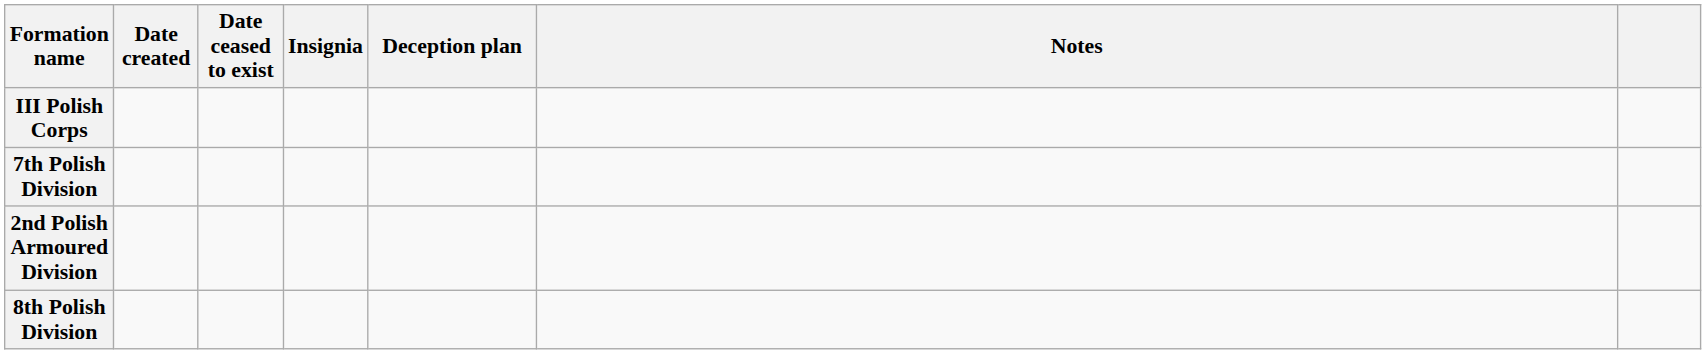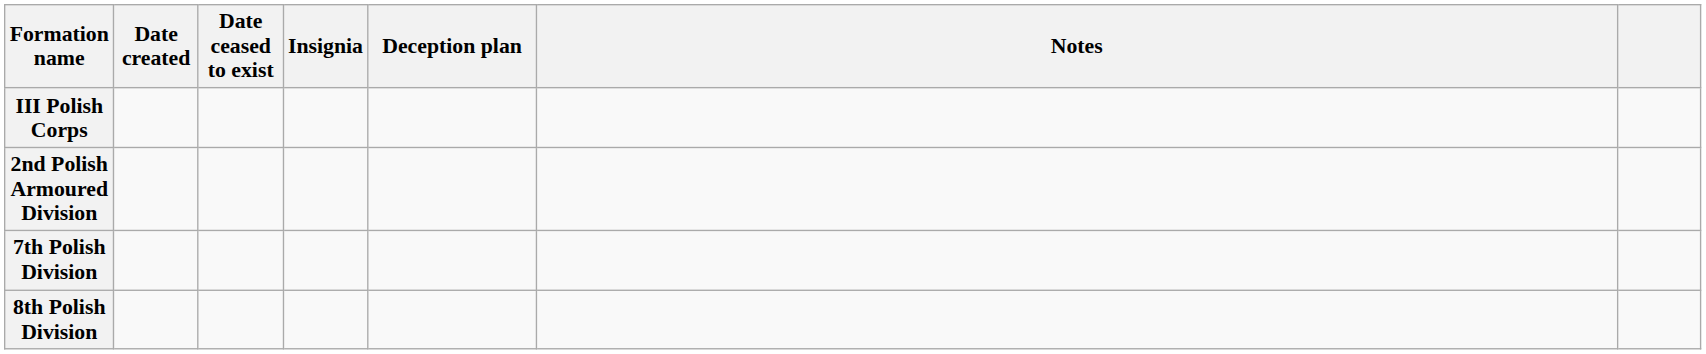rows swapped: (59, 247) <-> (59, 176)
